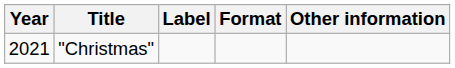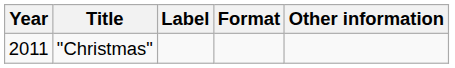(29, 48) 2021 -> (29, 48) 2011
